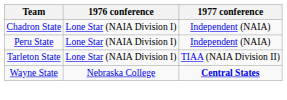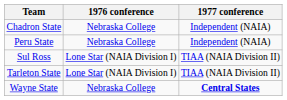(121, 27) Lone Star (NAIA Division I) -> (121, 27) Nebraska College
(121, 42) Lone Star (NAIA Division I) -> (121, 42) Nebraska College
+ row: (34, 57)
